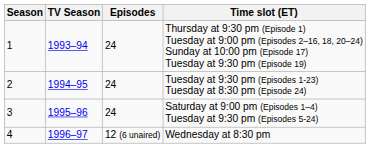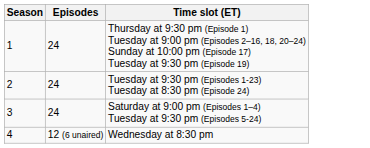- column: (74, 12)
